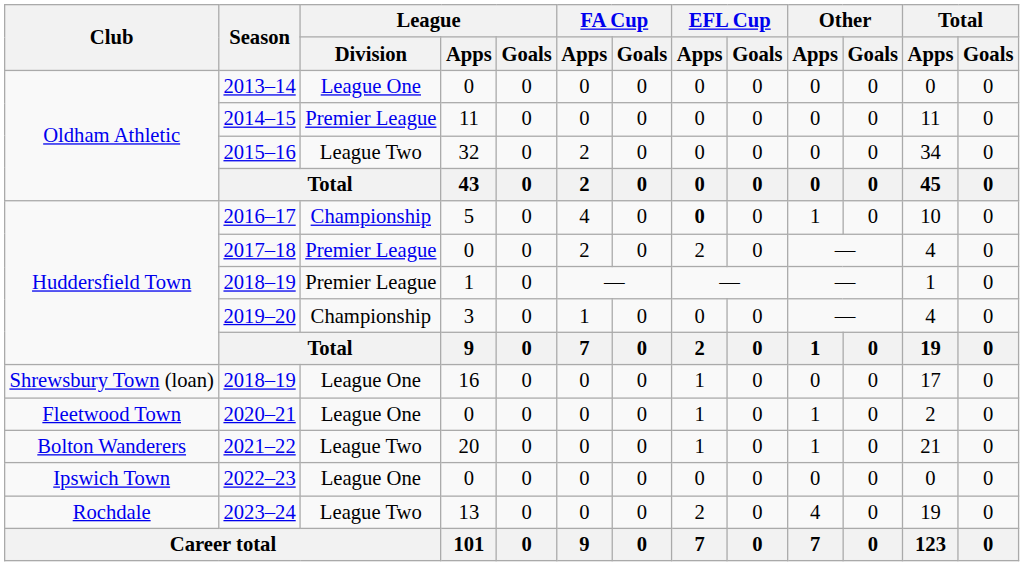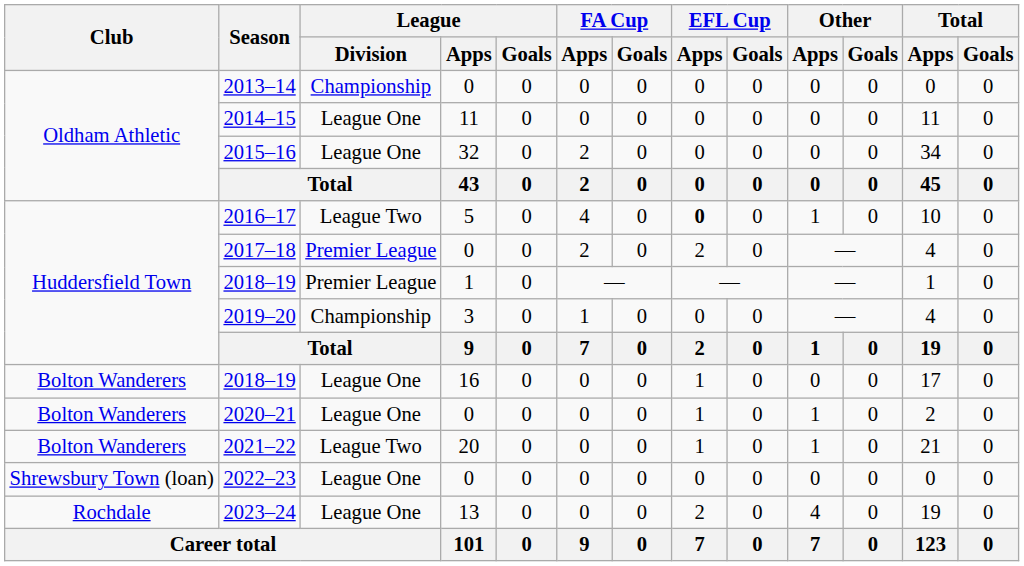(371, 86) League One -> (371, 86) Championship
(371, 119) Premier League -> (371, 119) League One
(371, 151) League Two -> (371, 151) League One
(371, 217) Championship -> (371, 217) League Two
(112, 380) Shrewsbury Town (loan) -> (112, 380) Bolton Wanderers
(112, 413) Fleetwood Town -> (112, 413) Bolton Wanderers
(112, 479) Ipswich Town -> (112, 479) Shrewsbury Town (loan)
(371, 511) League Two -> (371, 511) League One
